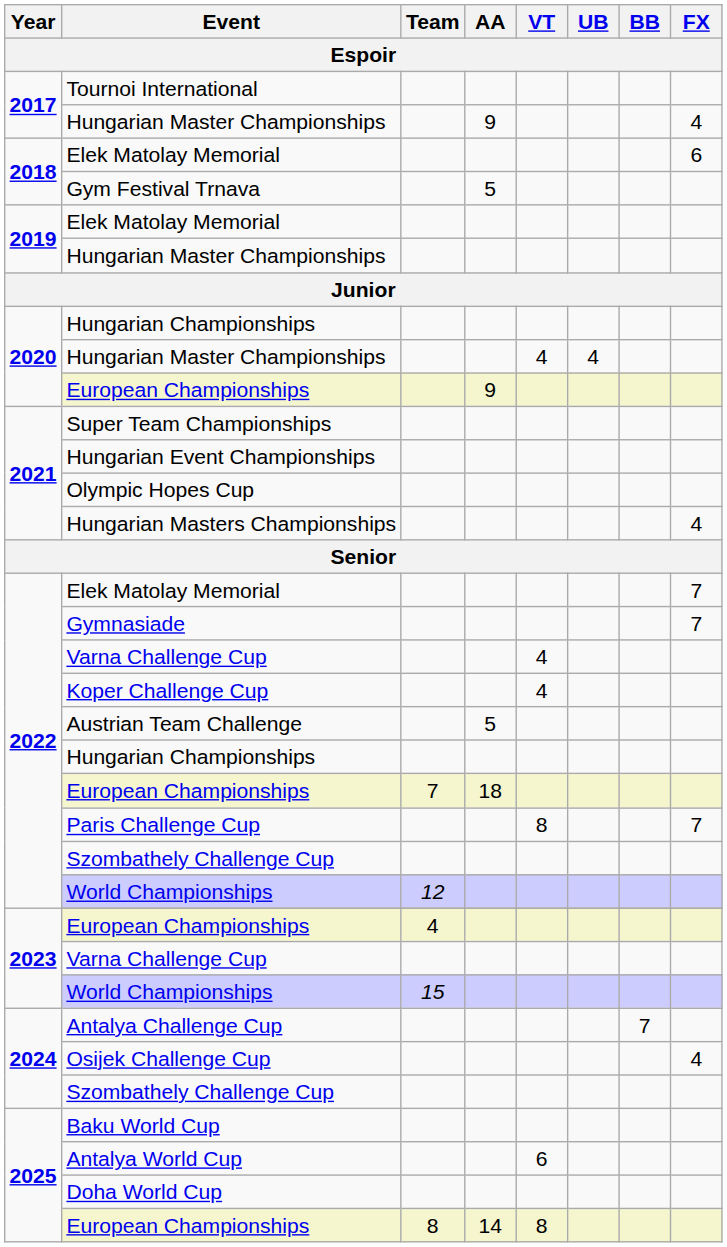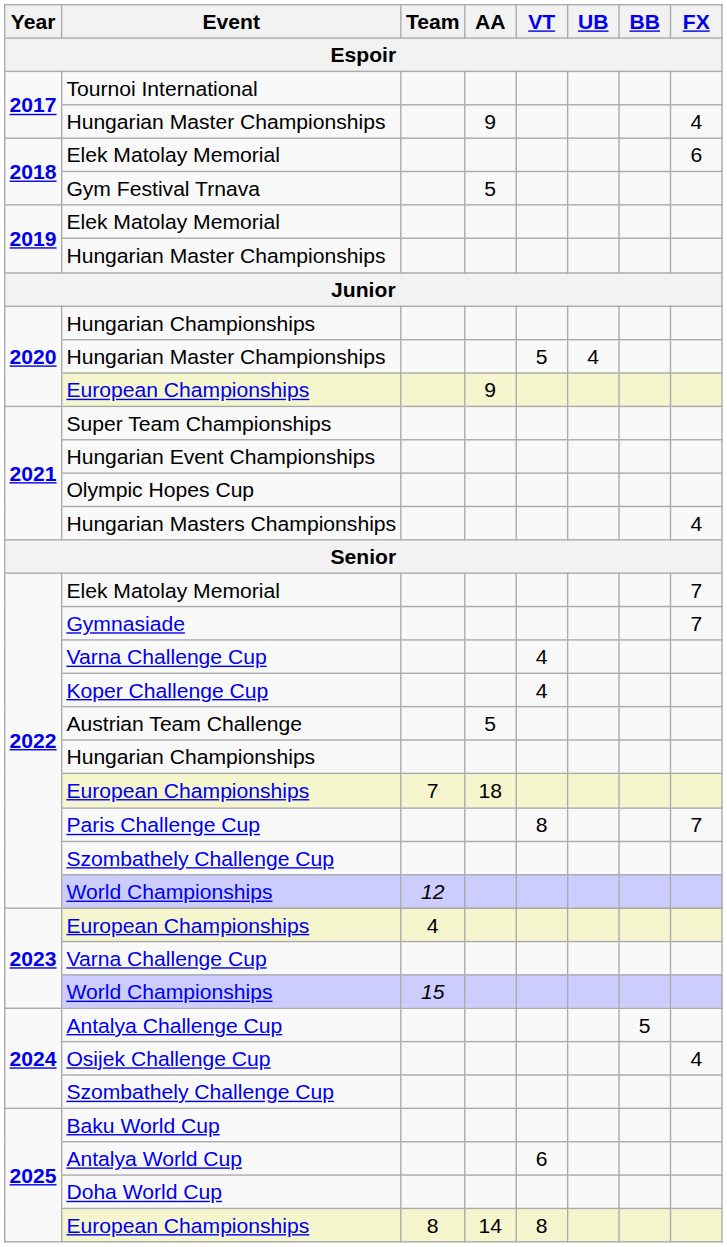(542, 356) 4 -> (542, 356) 5
(645, 1025) 7 -> (645, 1025) 5
